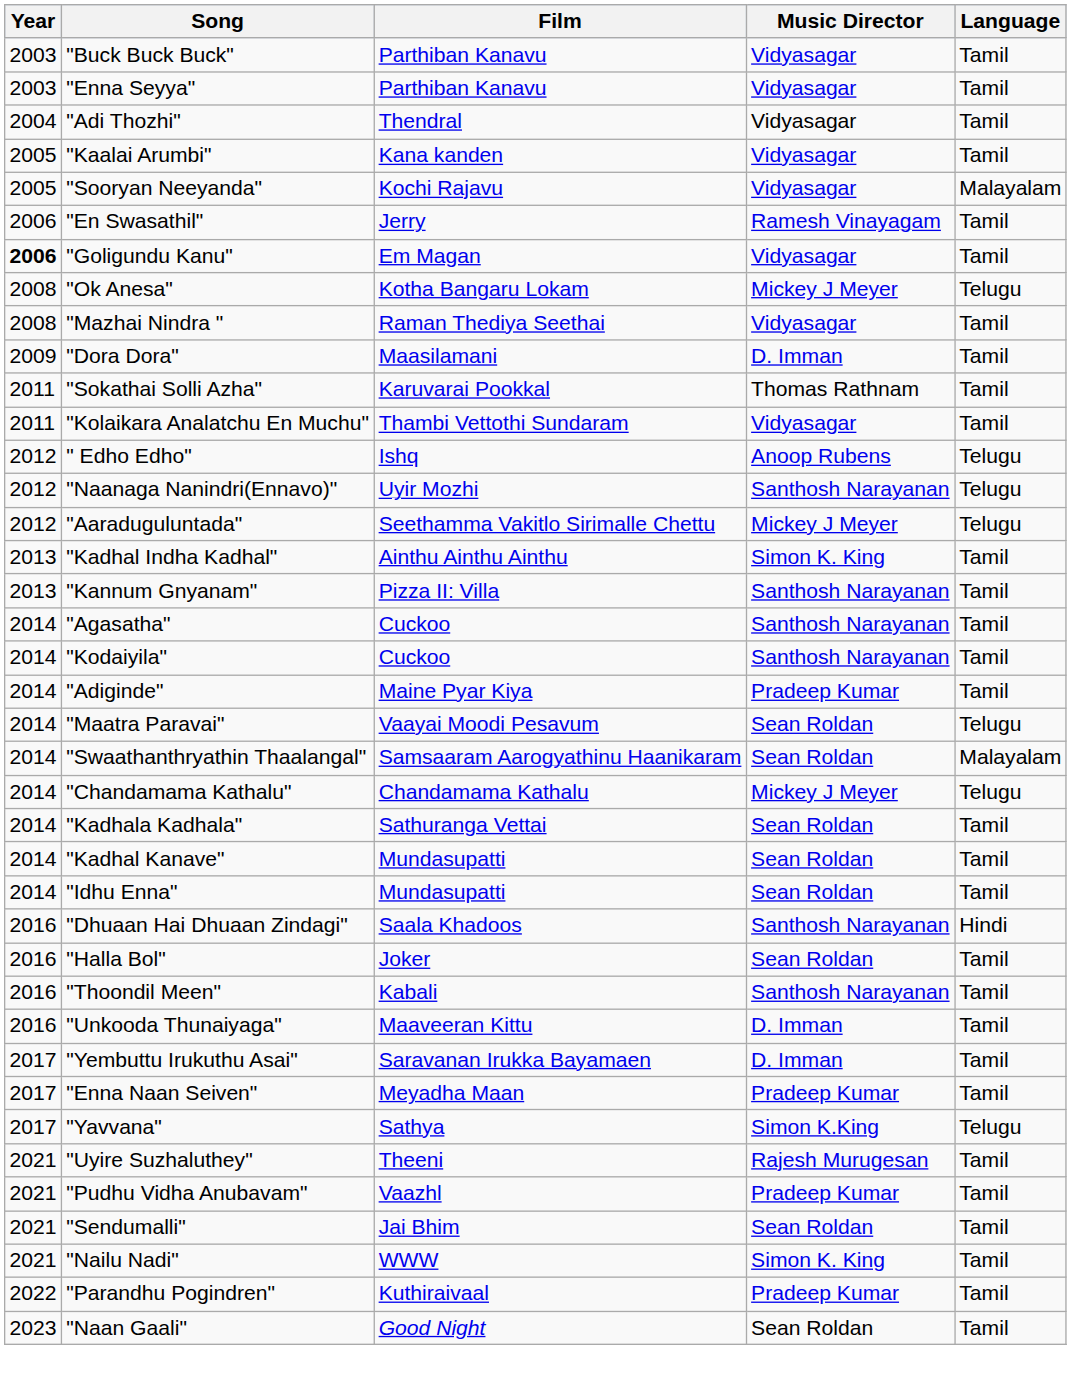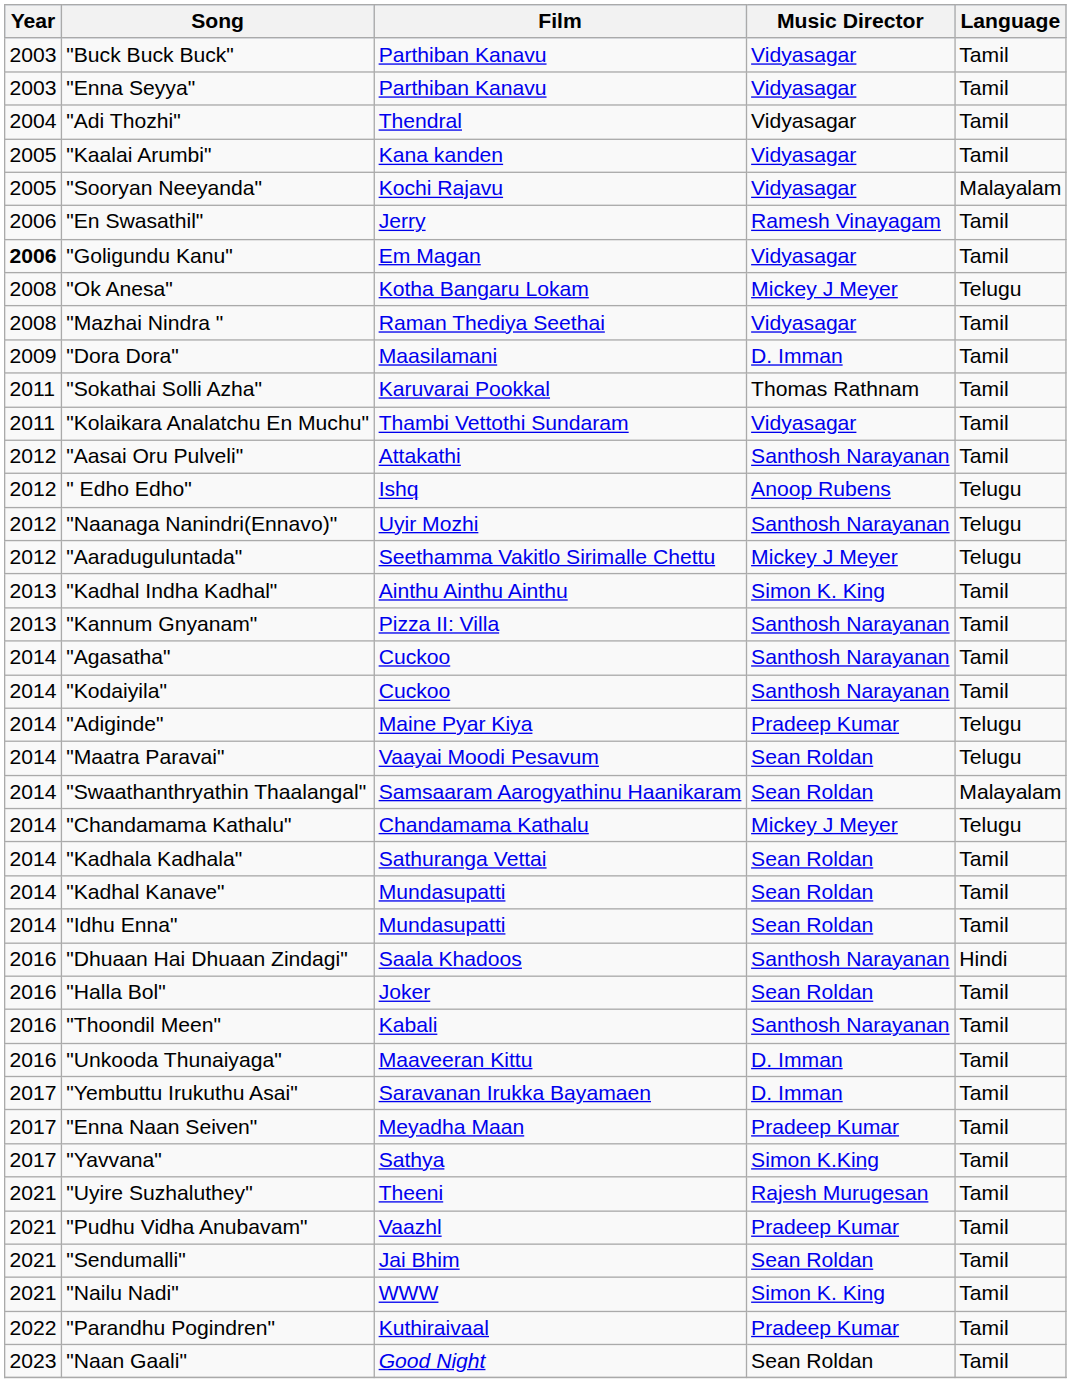+ row: (155, 456)
(984, 691) Tamil -> (990, 724) Telugu
(990, 1126) Telugu -> (984, 1160) Tamil
